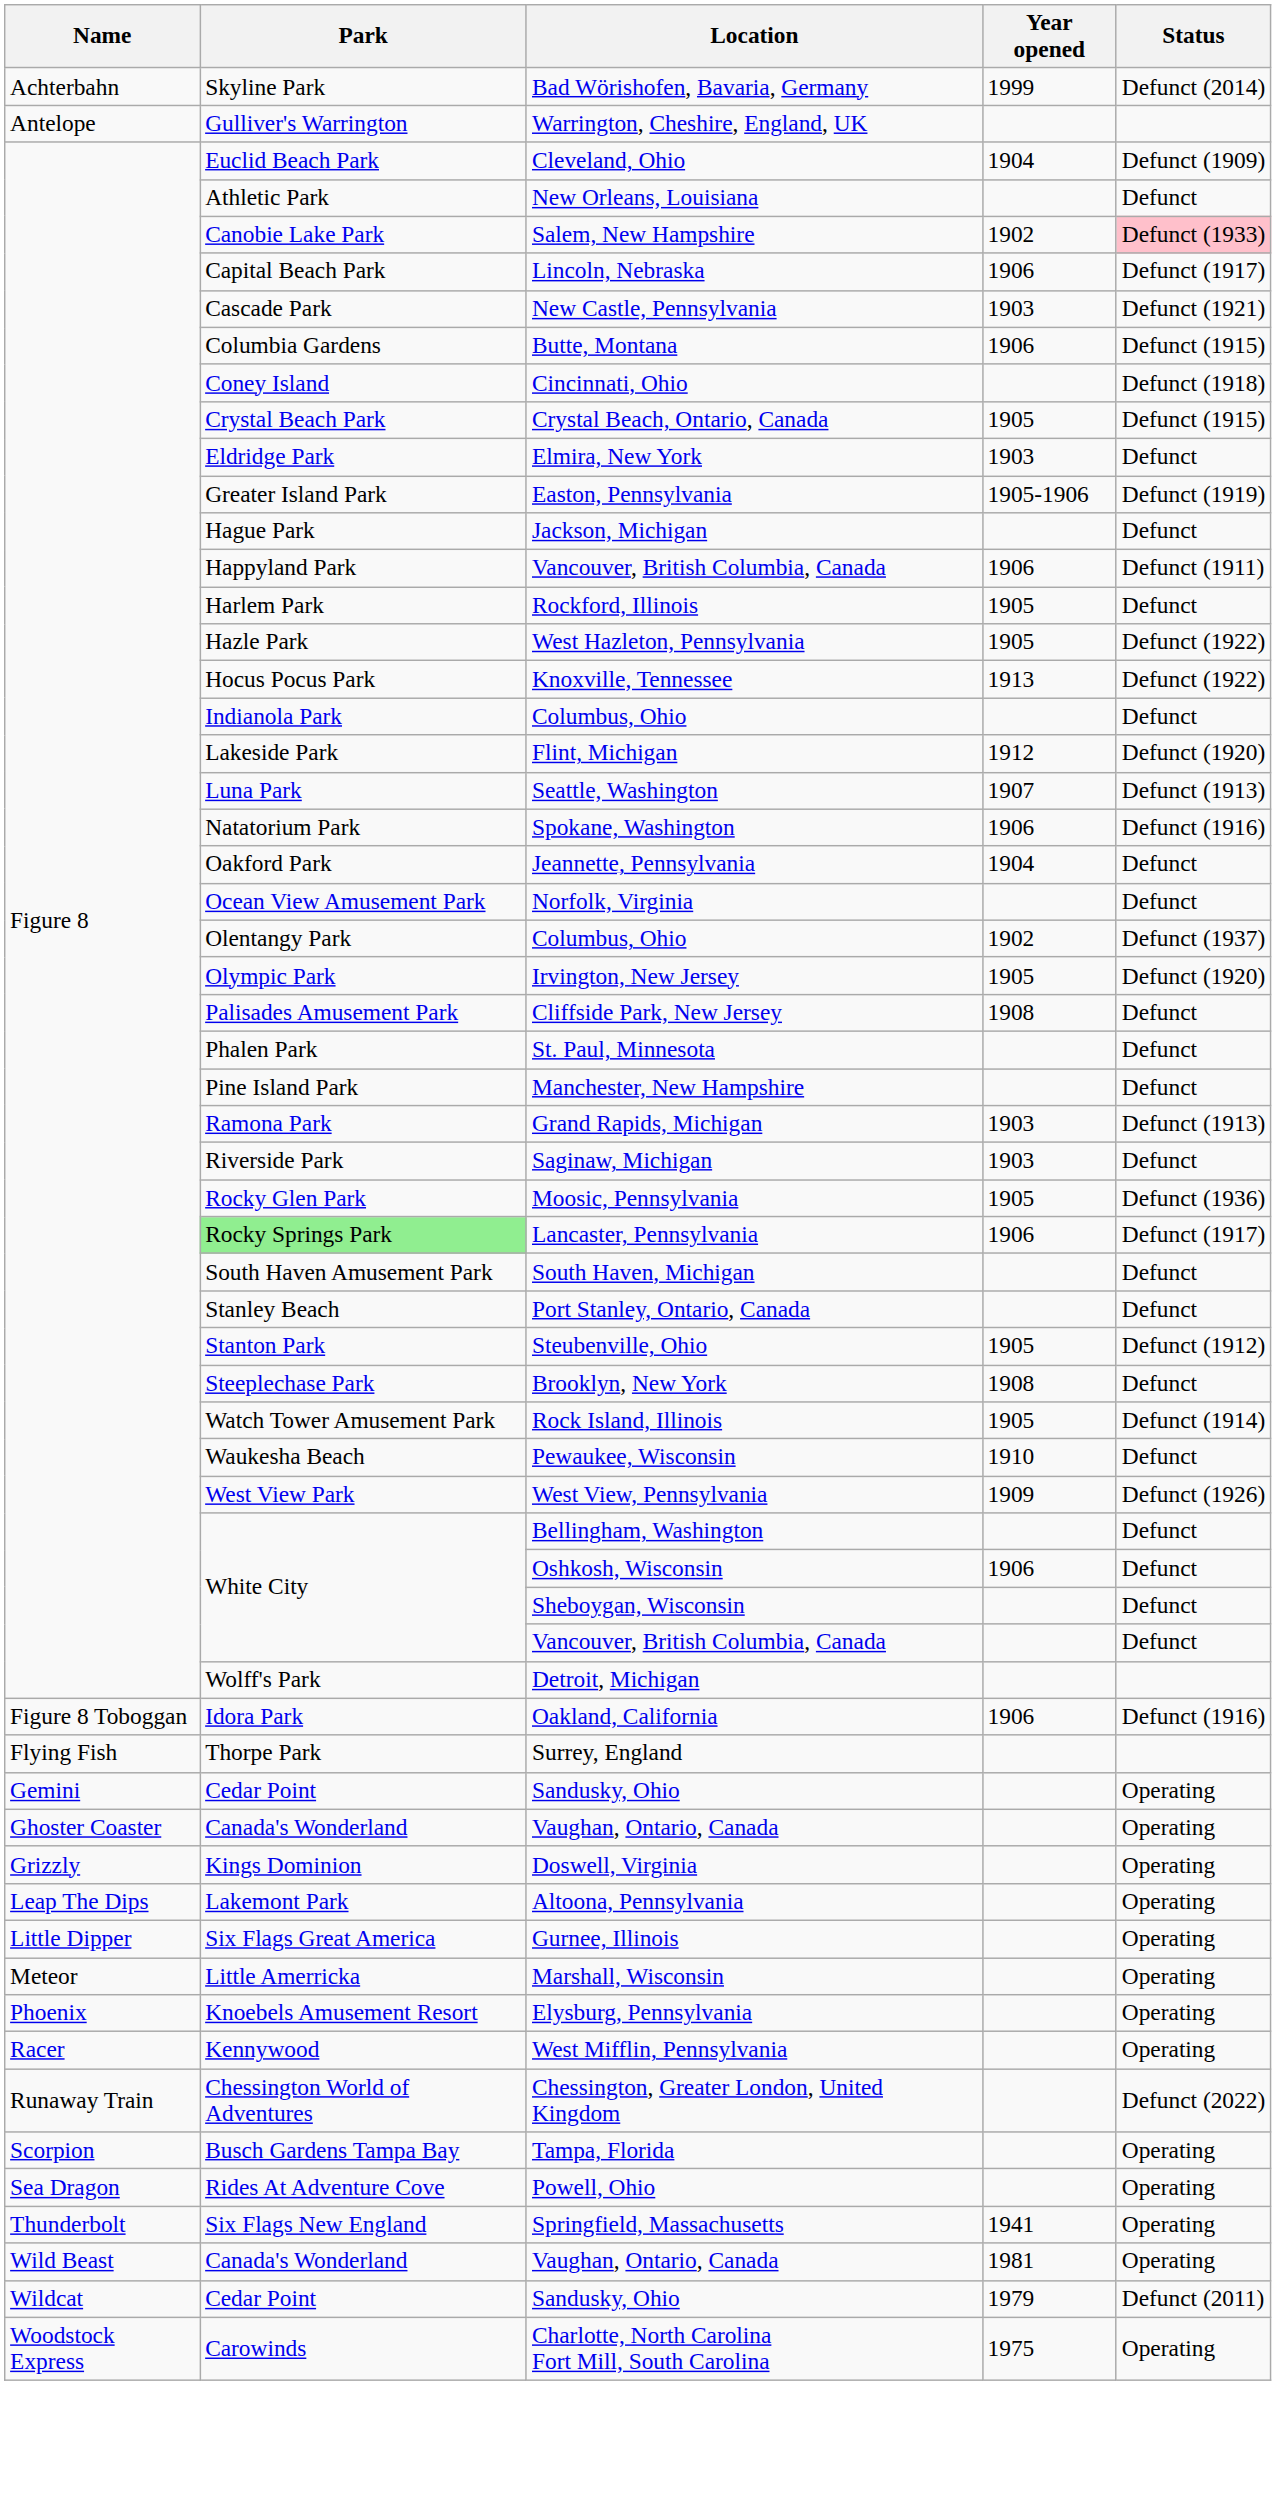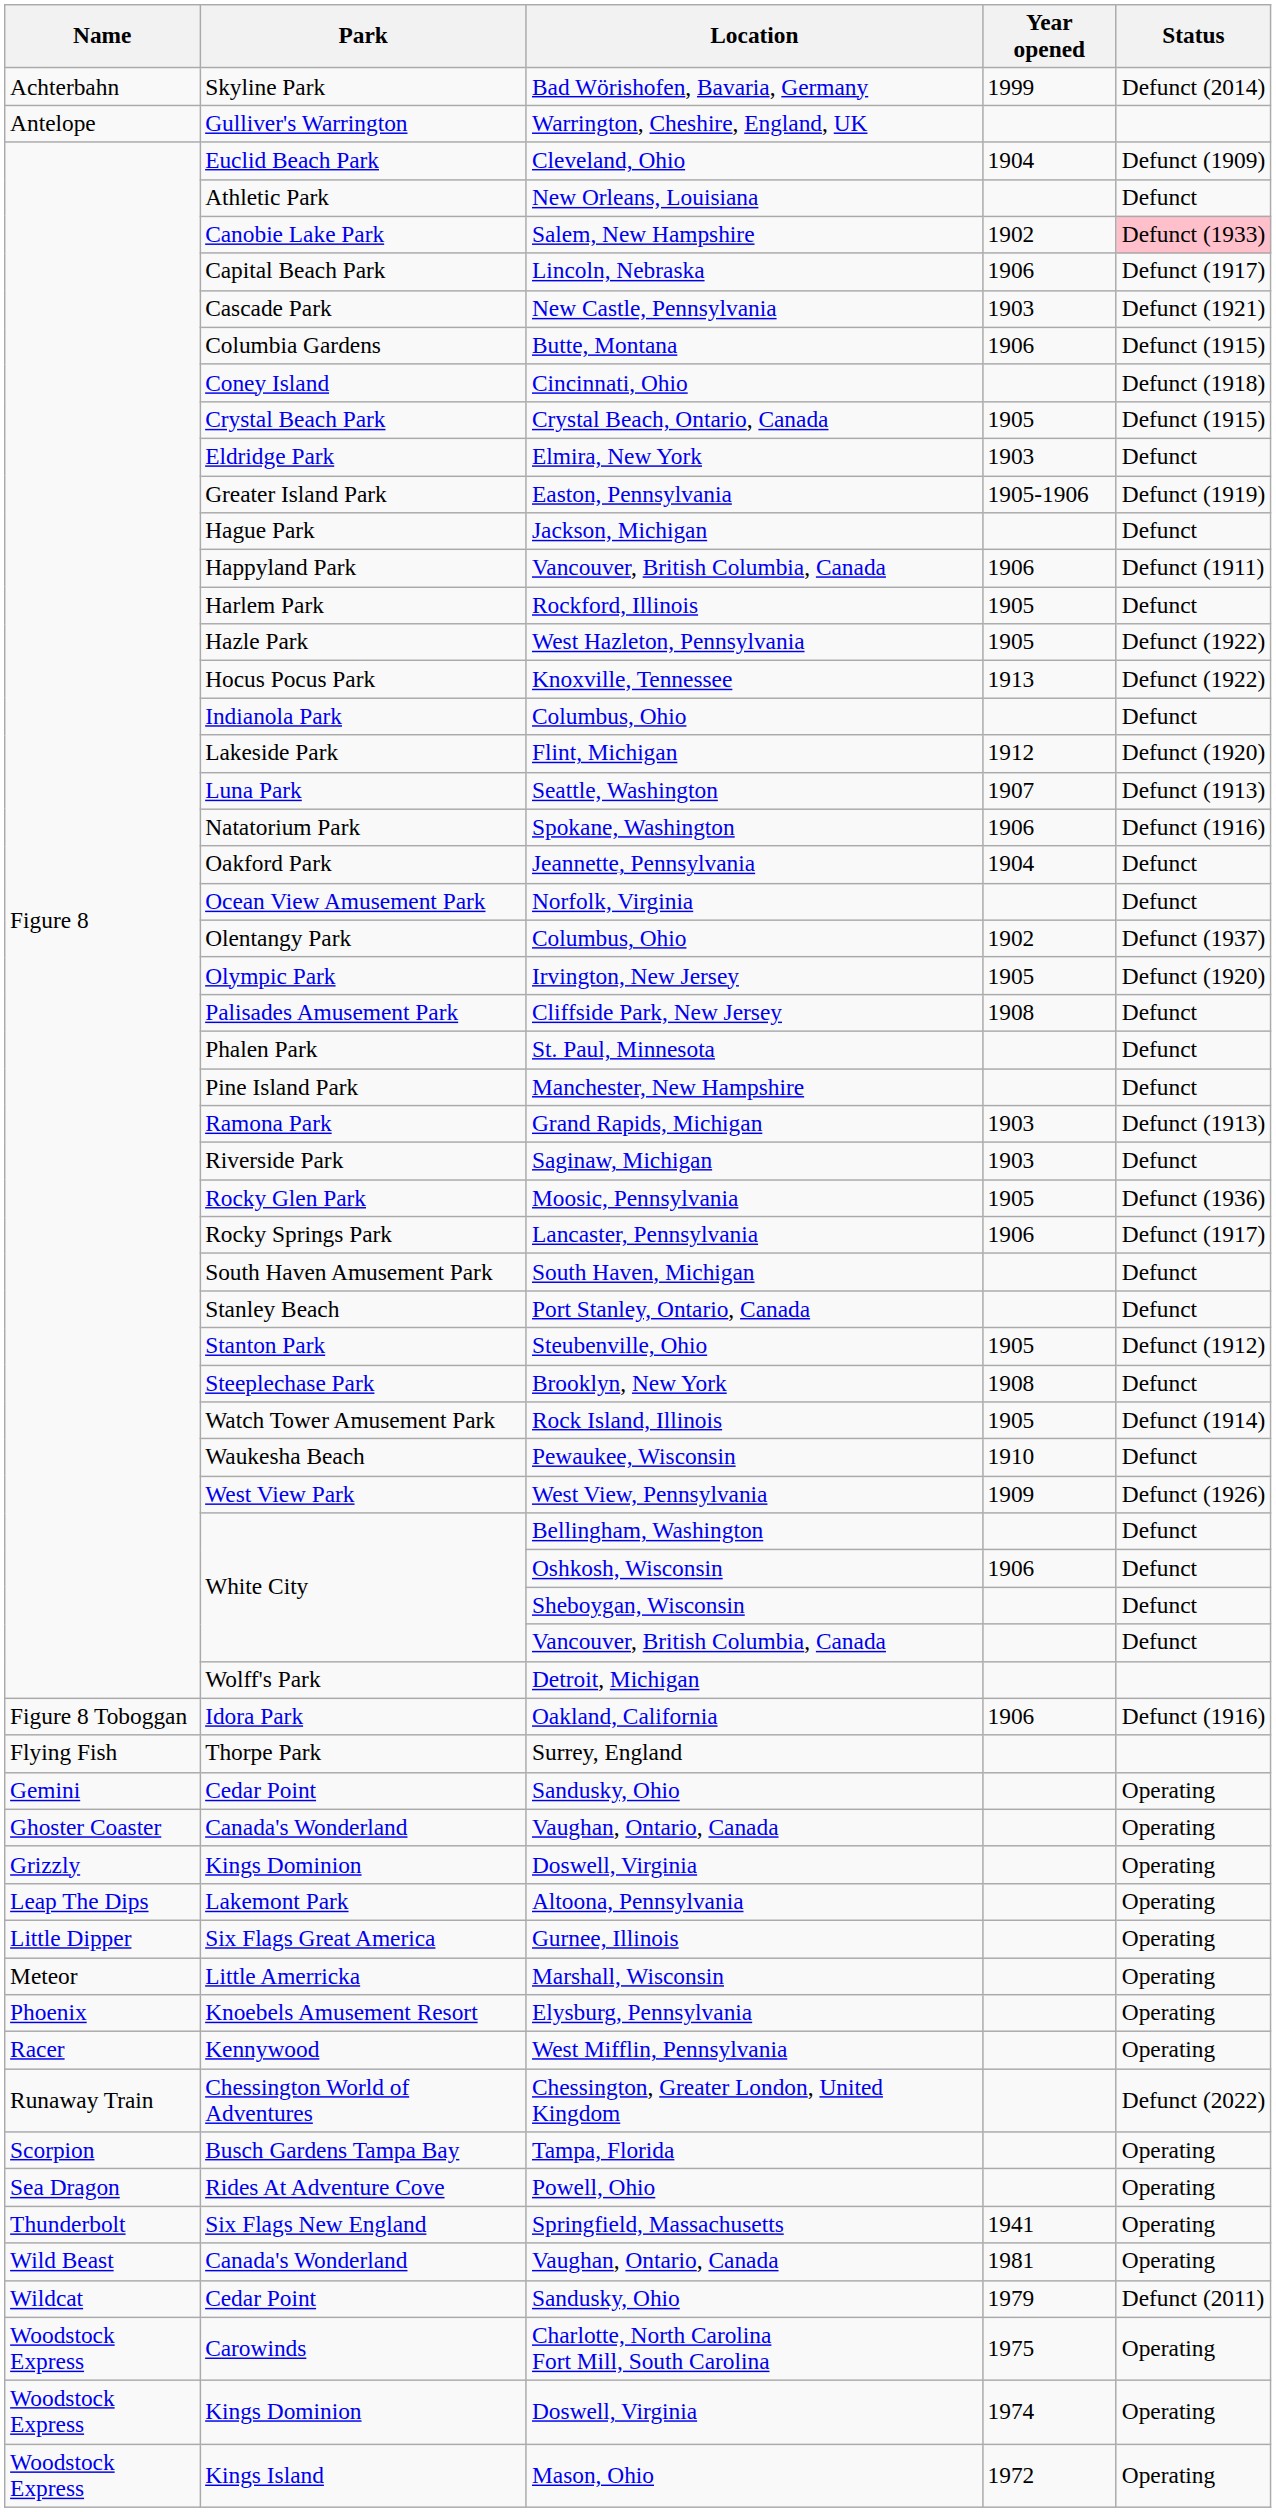(299, 1234) lightgreen background -> (299, 1234) no background
+ row: (615, 2411)
+ row: (593, 2475)
